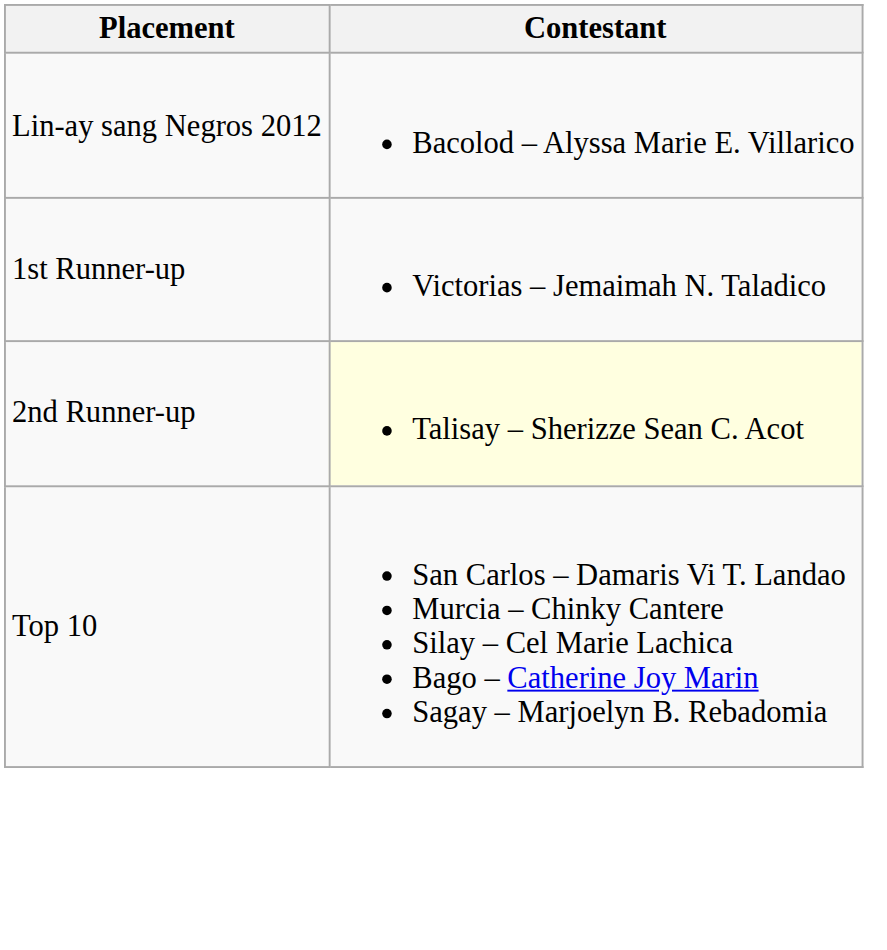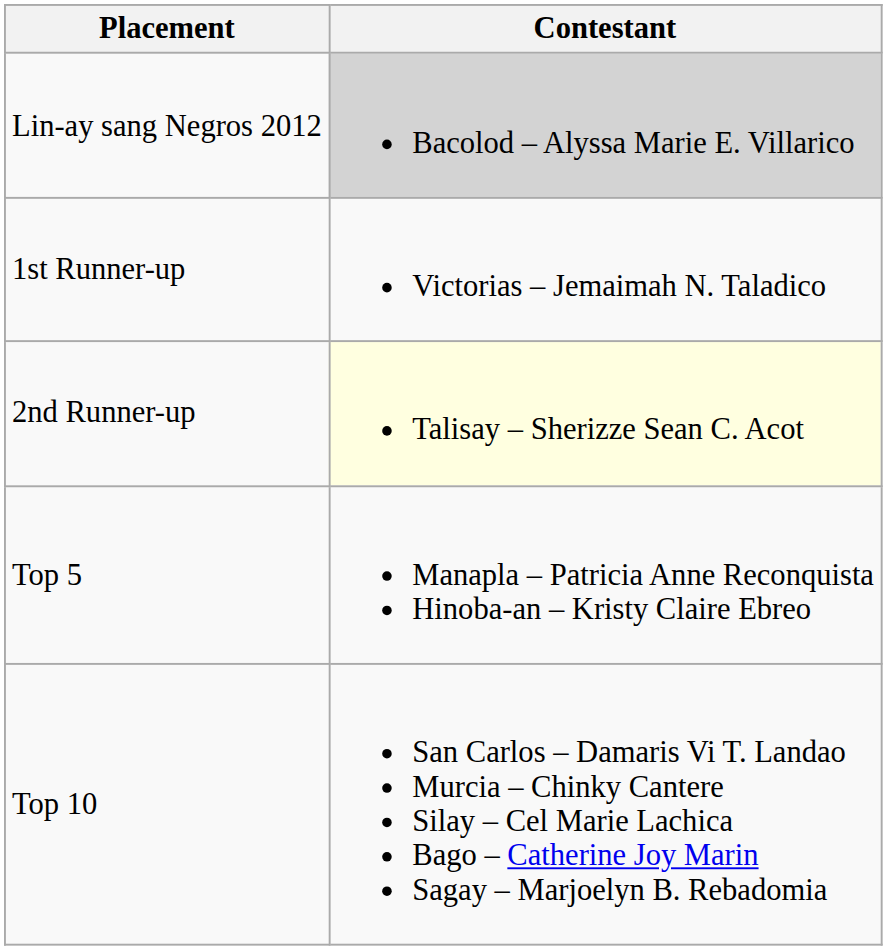(595, 143) no background -> (605, 143) lightgrey background
+ row: (47, 574)
